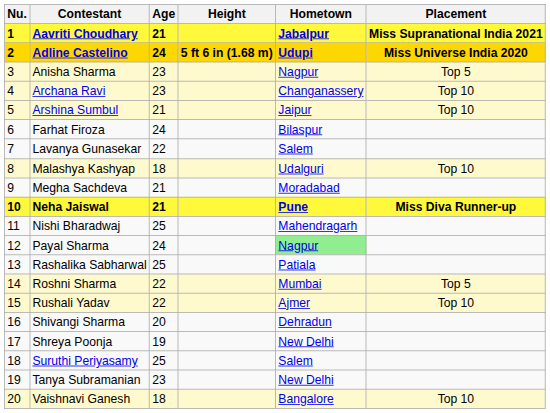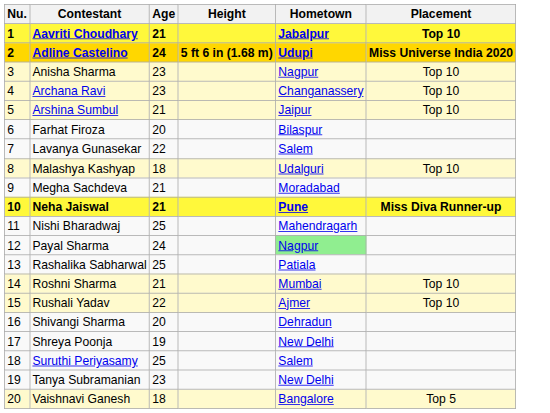(456, 33) Miss Supranational India 2021 -> (441, 33) Top 10
(456, 72) Top 5 -> (441, 72) Top 10
(159, 130) 24 -> (159, 130) 20
(159, 284) 22 -> (159, 284) 21
(456, 284) Top 5 -> (441, 284) Top 10
(456, 399) Top 10 -> (441, 399) Top 5
